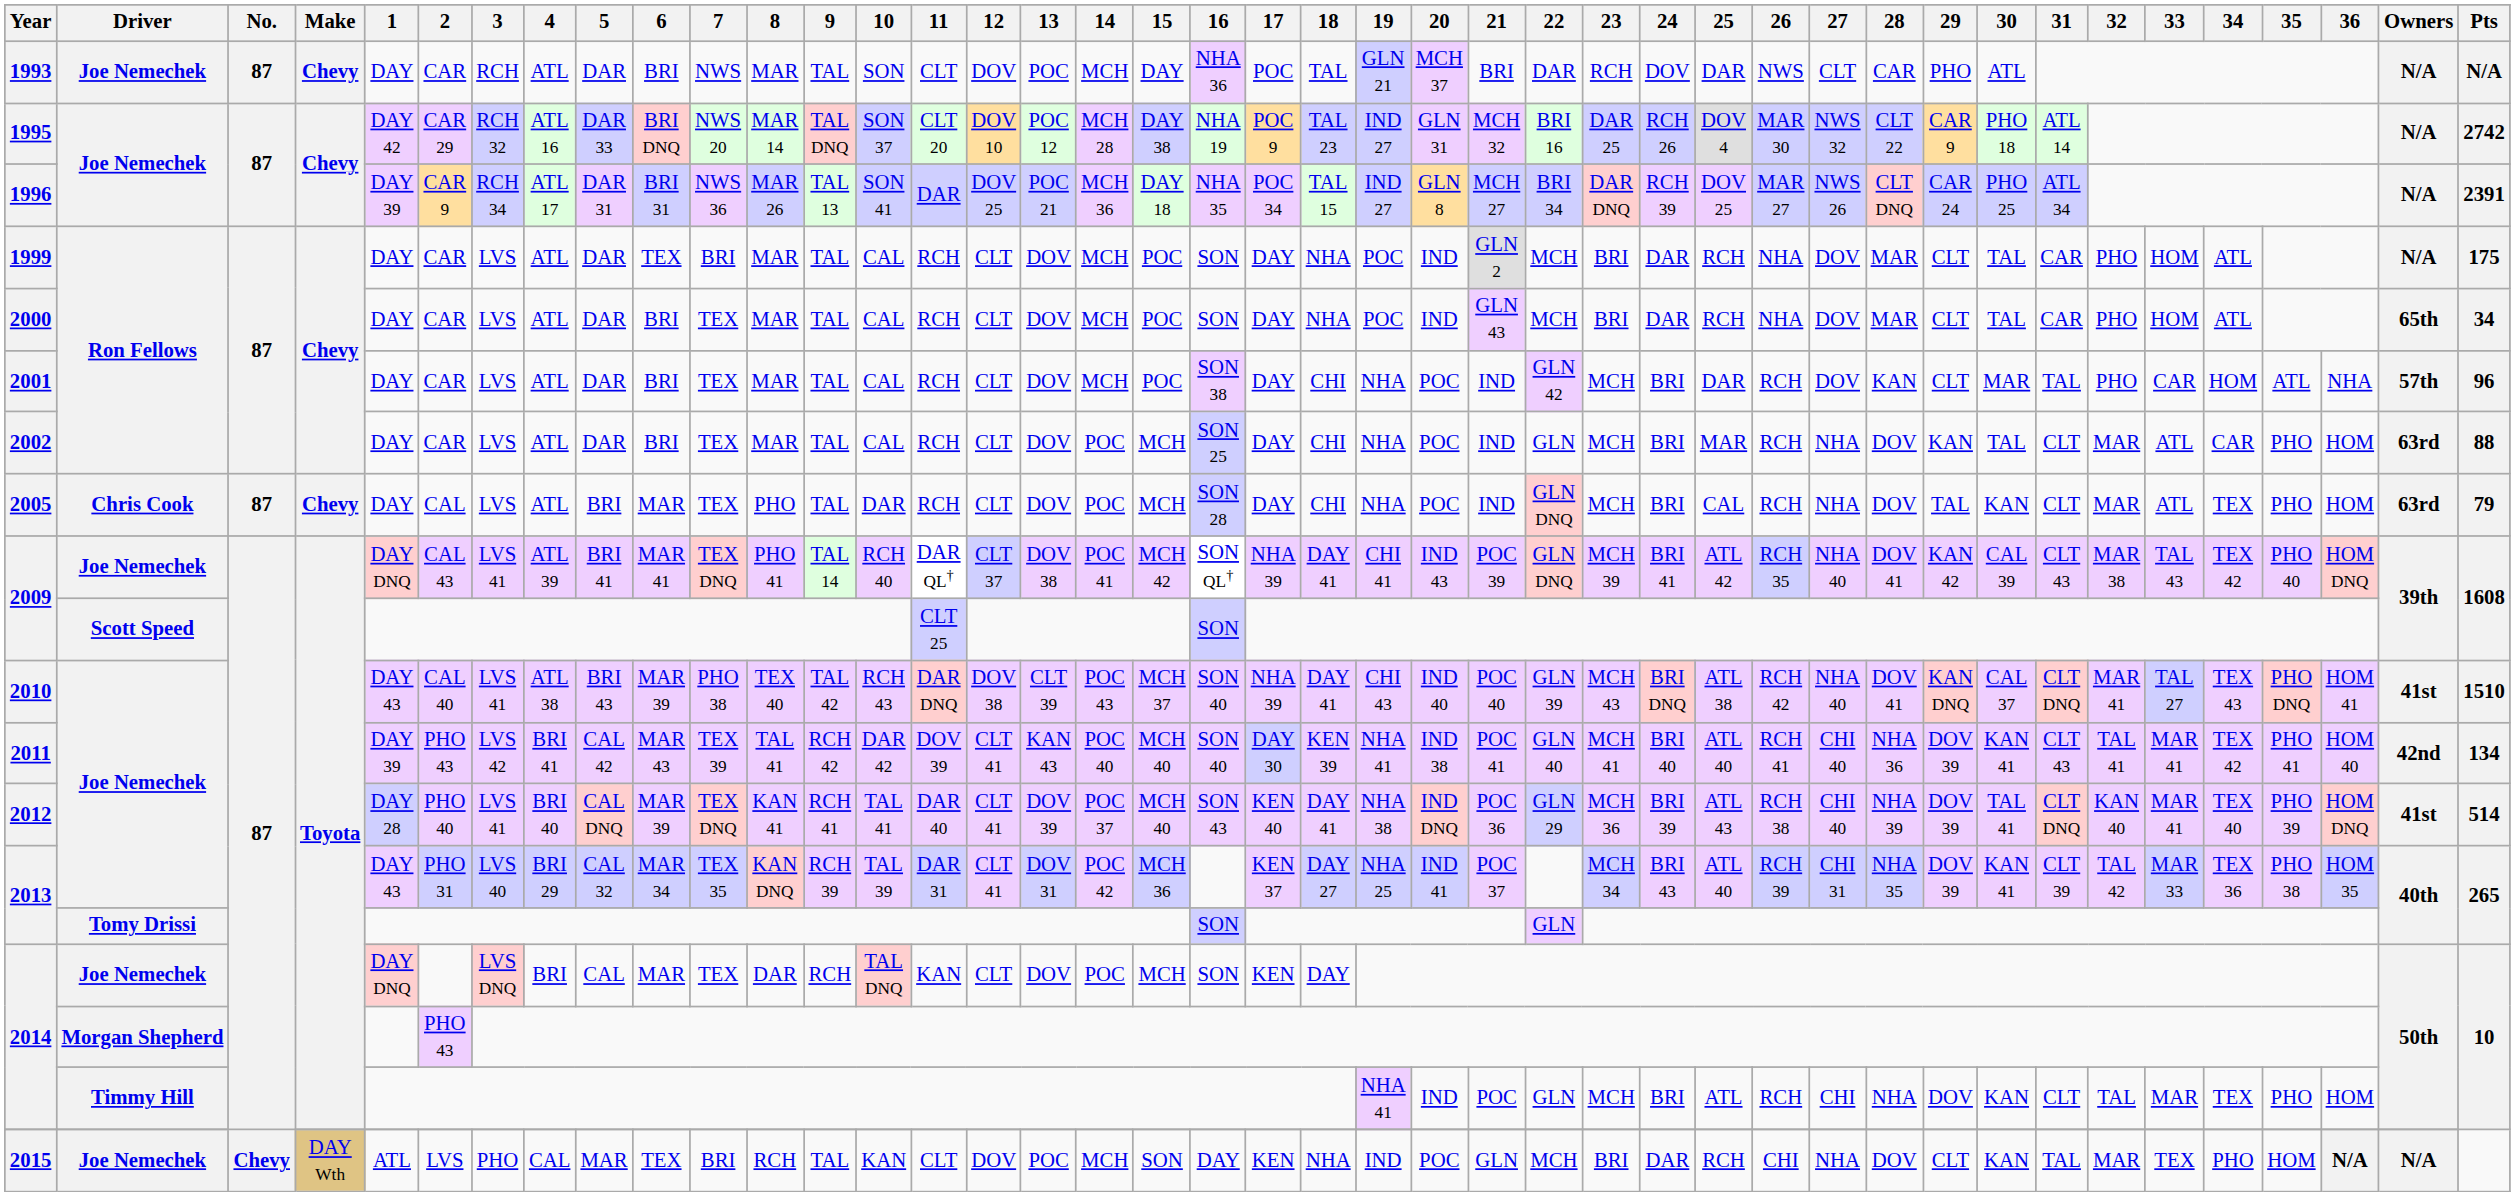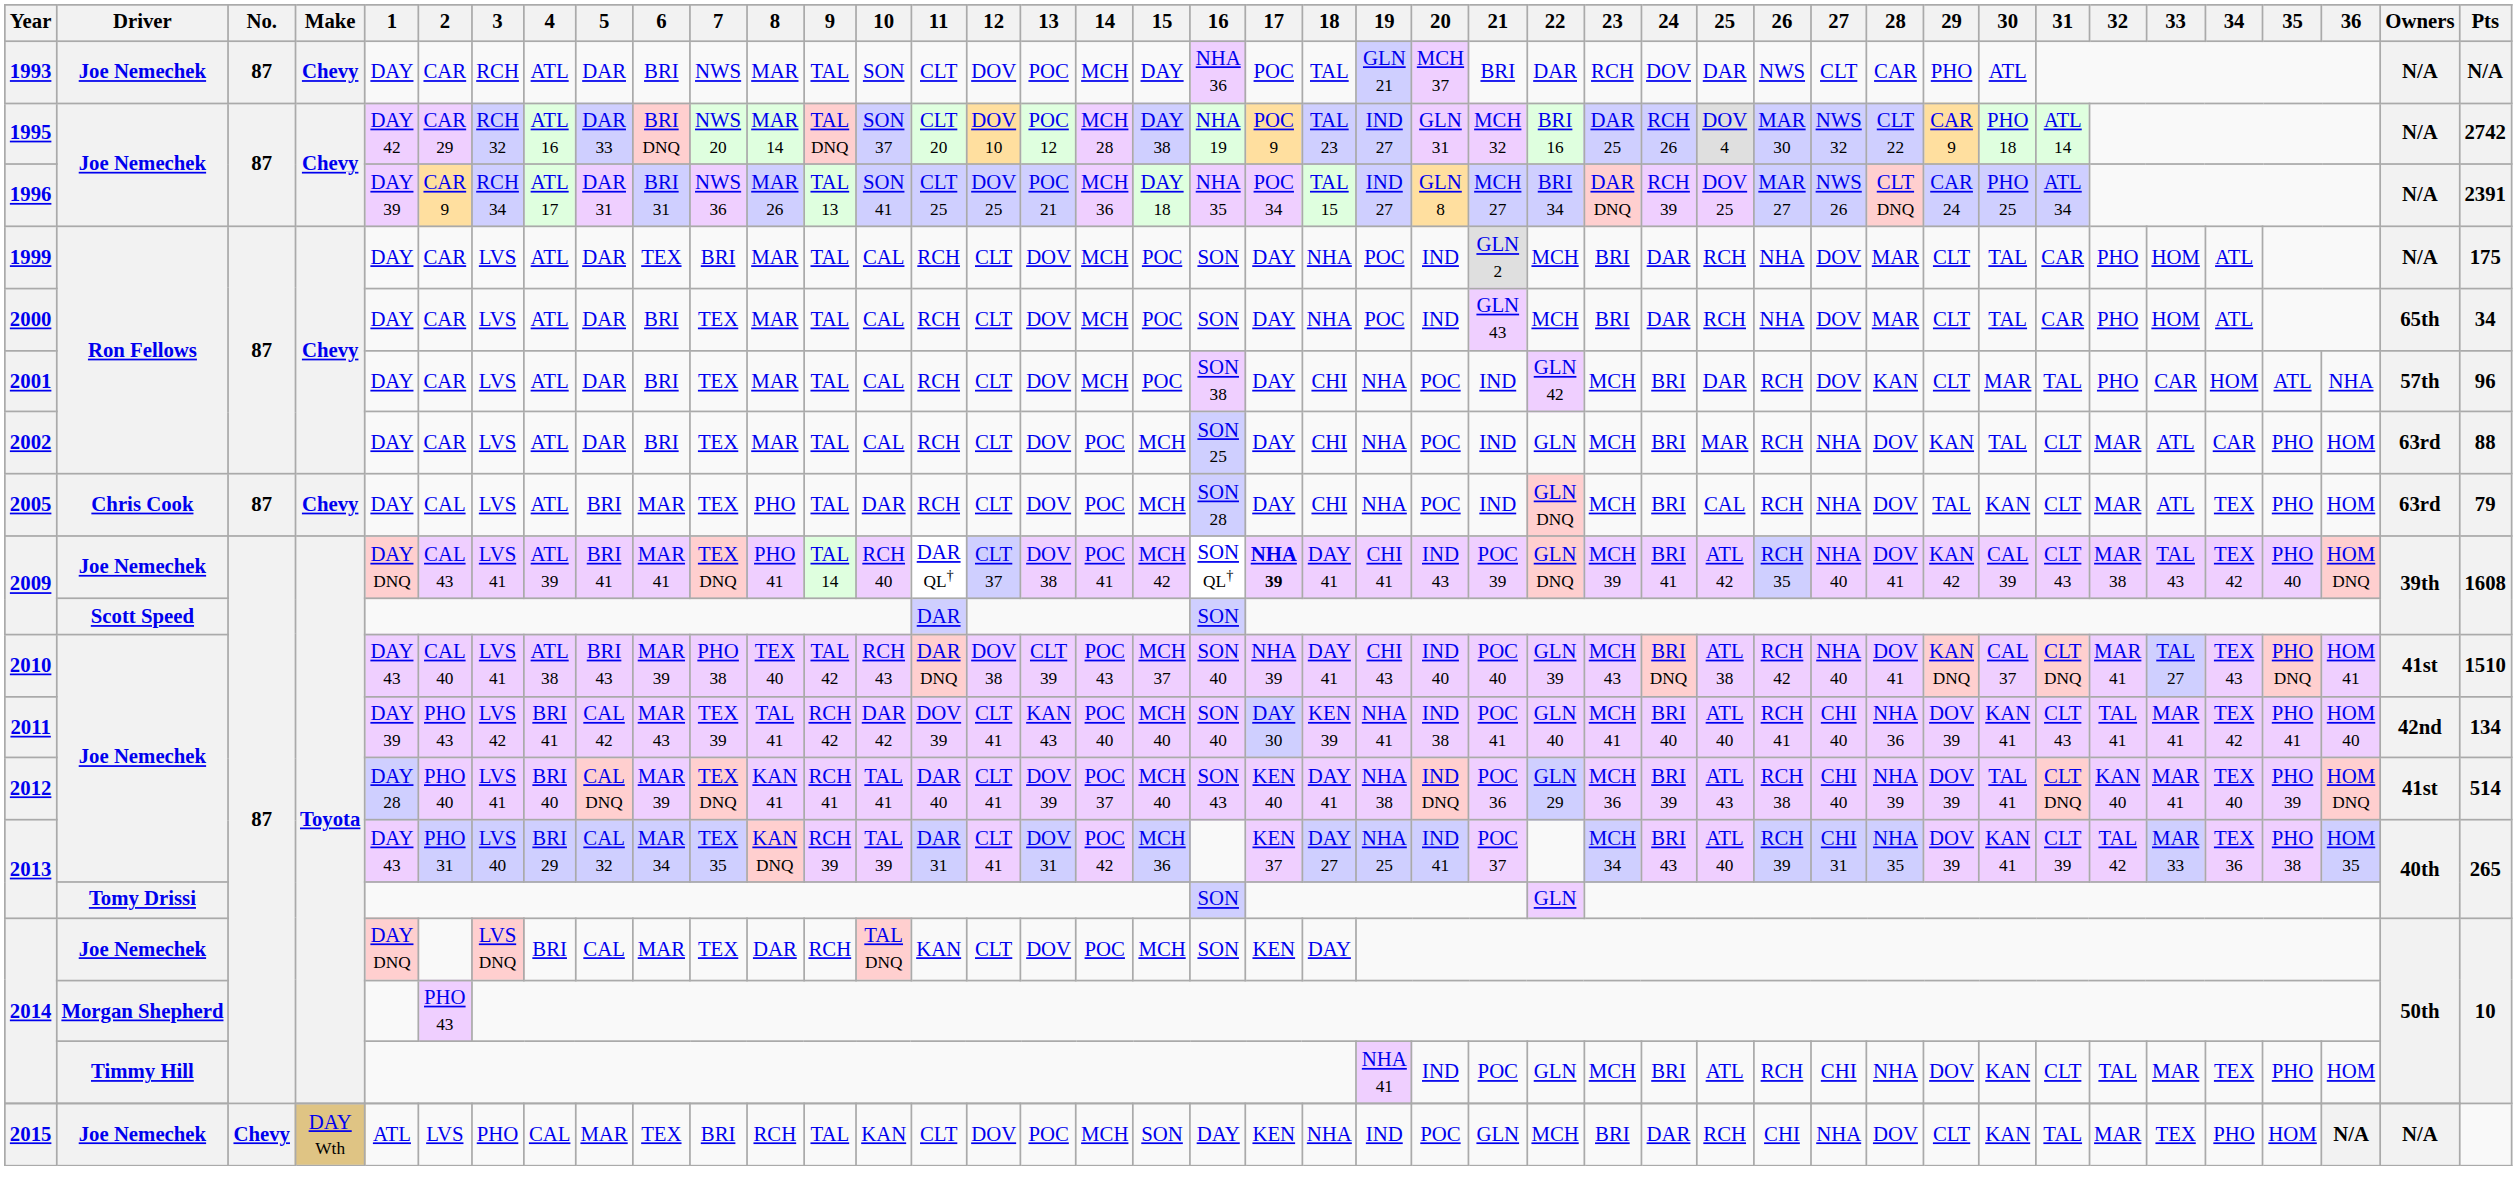(939, 195) DAR -> (939, 194) CLT 25
(1273, 566) normal -> (1274, 566) bold
(939, 628) CLT 25 -> (939, 616) DAR
